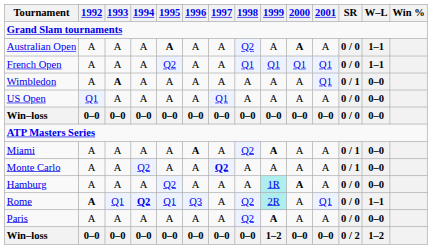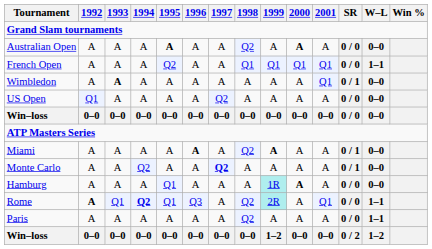(376, 46) 1–1 -> (376, 46) 0–0
(222, 98) Q1 -> (222, 98) Q2
(170, 183) Q2 -> (170, 183) Q1
(274, 218) bold -> (274, 218) normal
(376, 218) 0–0 -> (376, 218) 1–1
